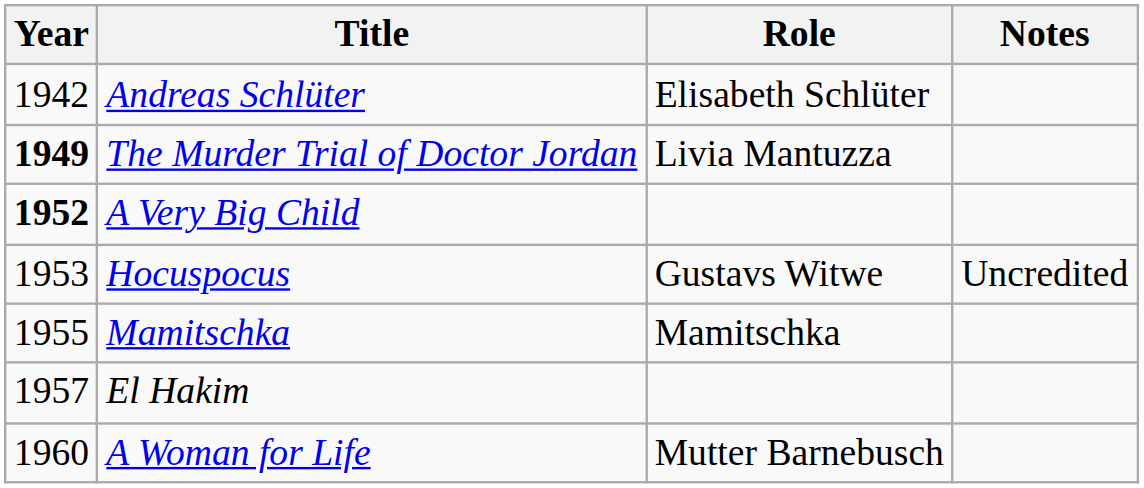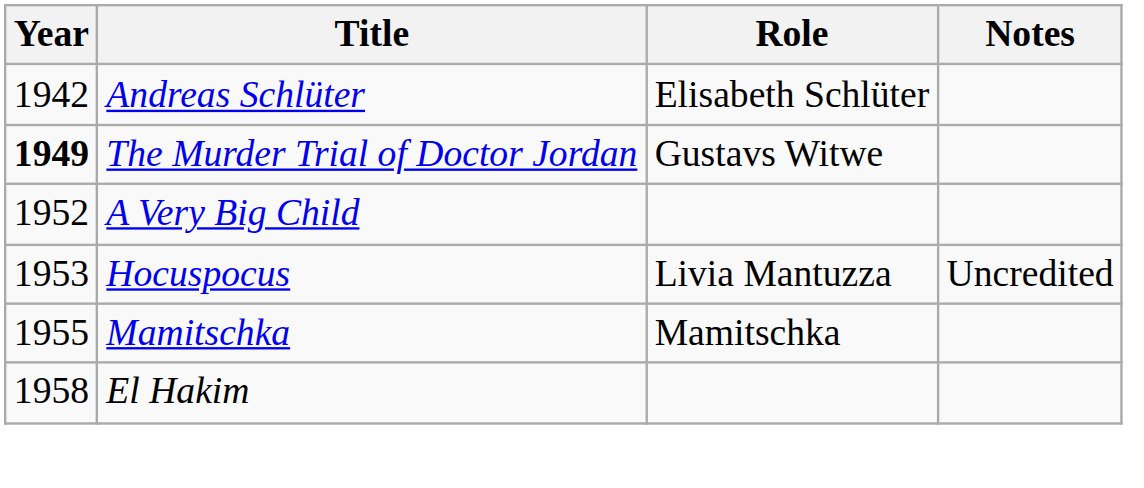(773, 153) Livia Mantuzza -> (769, 153) Gustavs Witwe
(51, 213) bold -> (51, 213) normal
(769, 272) Gustavs Witwe -> (773, 272) Livia Mantuzza
(51, 392) 1957 -> (51, 392) 1958
- row: (239, 451)
